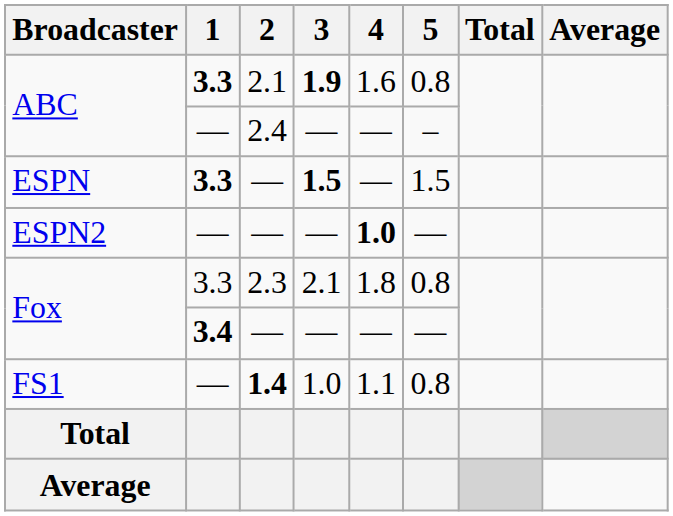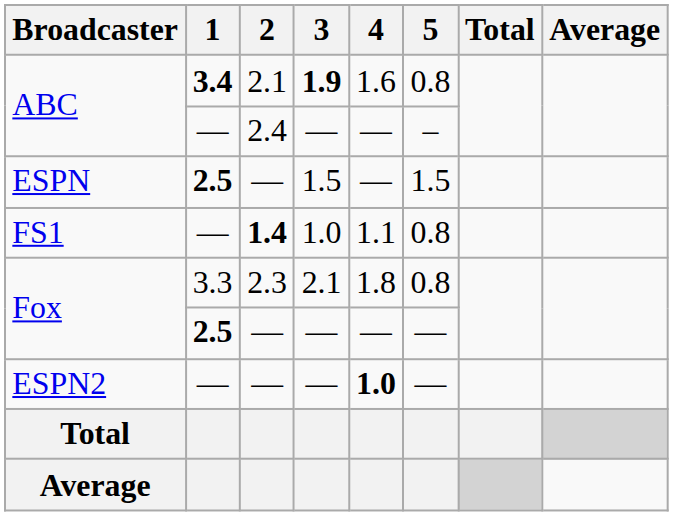(213, 80) 3.3 -> (213, 80) 3.4
(213, 181) 3.3 -> (213, 181) 2.5
(322, 181) bold -> (322, 181) normal
rows swapped: (59, 231) <-> (38, 383)
(213, 332) 3.4 -> (213, 332) 2.5
